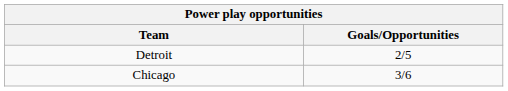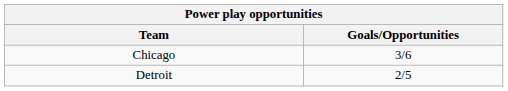rows swapped: (154, 55) <-> (154, 75)
